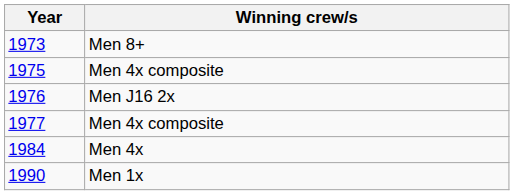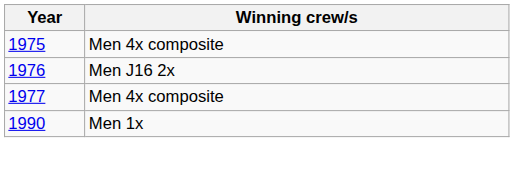- row: (27, 44)
- row: (27, 149)
